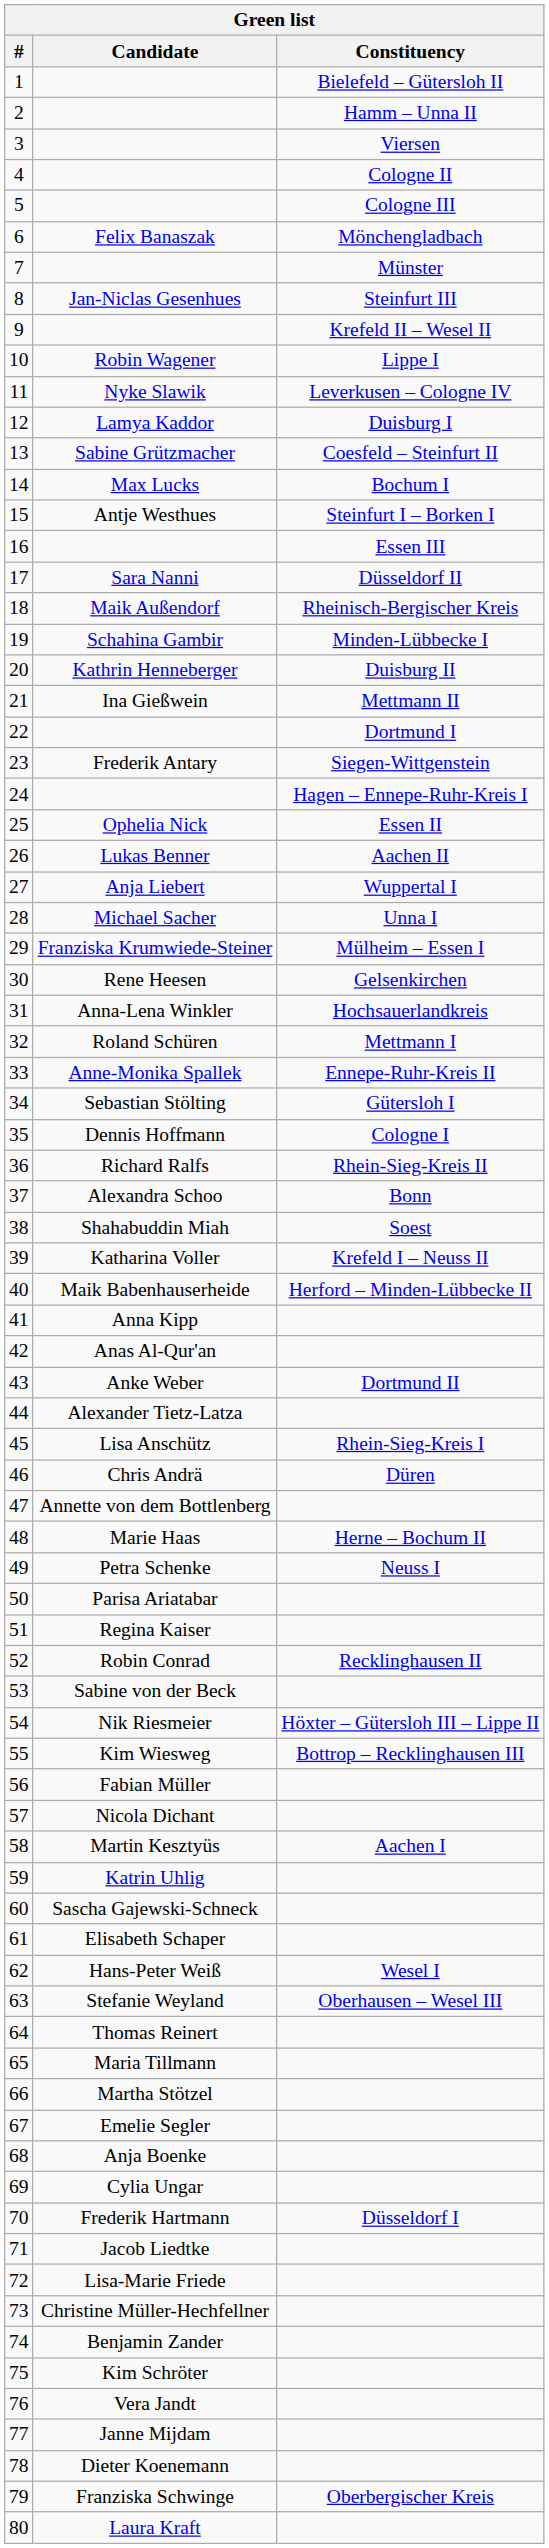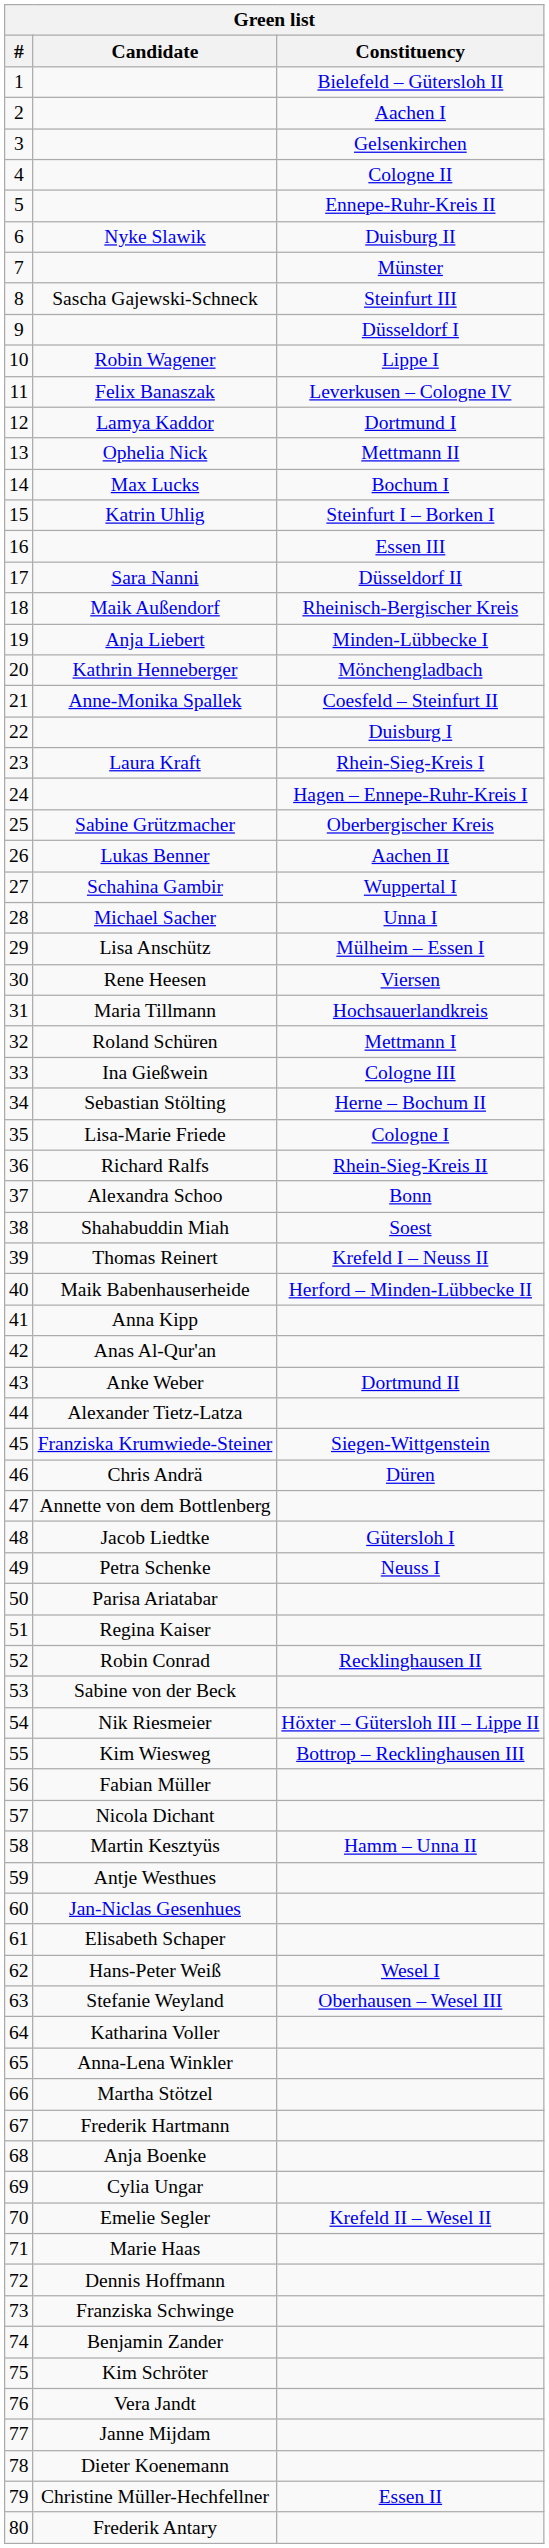(410, 112) Hamm – Unna II -> (410, 112) Aachen I
(410, 143) Viersen -> (410, 143) Gelsenkirchen
(410, 205) Cologne III -> (410, 205) Ennepe-Ruhr-Kreis II
(155, 236) Felix Banaszak -> (155, 236) Nyke Slawik
(410, 236) Mönchengladbach -> (410, 236) Duisburg II
(155, 298) Jan-Niclas Gesenhues -> (155, 298) Sascha Gajewski-Schneck
(410, 329) Krefeld II – Wesel II -> (410, 329) Düsseldorf I
(155, 391) Nyke Slawik -> (155, 391) Felix Banaszak
(410, 422) Duisburg I -> (410, 422) Dortmund I
(155, 453) Sabine Grützmacher -> (155, 453) Ophelia Nick
(410, 453) Coesfeld – Steinfurt II -> (410, 453) Mettmann II
(155, 515) Antje Westhues -> (155, 515) Katrin Uhlig
(155, 639) Schahina Gambir -> (155, 639) Anja Liebert
(410, 670) Duisburg II -> (410, 670) Mönchengladbach
(155, 701) Ina Gießwein -> (155, 701) Anne-Monika Spallek
(410, 701) Mettmann II -> (410, 701) Coesfeld – Steinfurt II
(410, 732) Dortmund I -> (410, 732) Duisburg I
(155, 762) Frederik Antary -> (155, 762) Laura Kraft
(410, 762) Siegen-Wittgenstein -> (410, 762) Rhein-Sieg-Kreis I
(155, 824) Ophelia Nick -> (155, 824) Sabine Grützmacher
(410, 824) Essen II -> (410, 824) Oberbergischer Kreis
(155, 886) Anja Liebert -> (155, 886) Schahina Gambir
(155, 948) Franziska Krumwiede-Steiner -> (155, 948) Lisa Anschütz
(410, 979) Gelsenkirchen -> (410, 979) Viersen
(155, 1010) Anna-Lena Winkler -> (155, 1010) Maria Tillmann
(155, 1072) Anne-Monika Spallek -> (155, 1072) Ina Gießwein
(410, 1072) Ennepe-Ruhr-Kreis II -> (410, 1072) Cologne III
(410, 1103) Gütersloh I -> (410, 1103) Herne – Bochum II
(155, 1134) Dennis Hoffmann -> (155, 1134) Lisa-Marie Friede
(155, 1258) Katharina Voller -> (155, 1258) Thomas Reinert
(155, 1444) Lisa Anschütz -> (155, 1444) Franziska Krumwiede-Steiner
(410, 1444) Rhein-Sieg-Kreis I -> (410, 1444) Siegen-Wittgenstein
(155, 1536) Marie Haas -> (155, 1536) Jacob Liedtke
(410, 1536) Herne – Bochum II -> (410, 1536) Gütersloh I
(410, 1846) Aachen I -> (410, 1846) Hamm – Unna II
(155, 1877) Katrin Uhlig -> (155, 1877) Antje Westhues
(155, 1908) Sascha Gajewski-Schneck -> (155, 1908) Jan-Niclas Gesenhues
(155, 2032) Thomas Reinert -> (155, 2032) Katharina Voller
(155, 2063) Maria Tillmann -> (155, 2063) Anna-Lena Winkler
(155, 2125) Emelie Segler -> (155, 2125) Frederik Hartmann
(155, 2217) Frederik Hartmann -> (155, 2217) Emelie Segler
(410, 2217) Düsseldorf I -> (410, 2217) Krefeld II – Wesel II
(155, 2248) Jacob Liedtke -> (155, 2248) Marie Haas
(155, 2279) Lisa-Marie Friede -> (155, 2279) Dennis Hoffmann
(155, 2310) Christine Müller-Hechfellner -> (155, 2310) Franziska Schwinge
(155, 2496) Franziska Schwinge -> (155, 2496) Christine Müller-Hechfellner
(410, 2496) Oberbergischer Kreis -> (410, 2496) Essen II
(155, 2527) Laura Kraft -> (155, 2527) Frederik Antary
